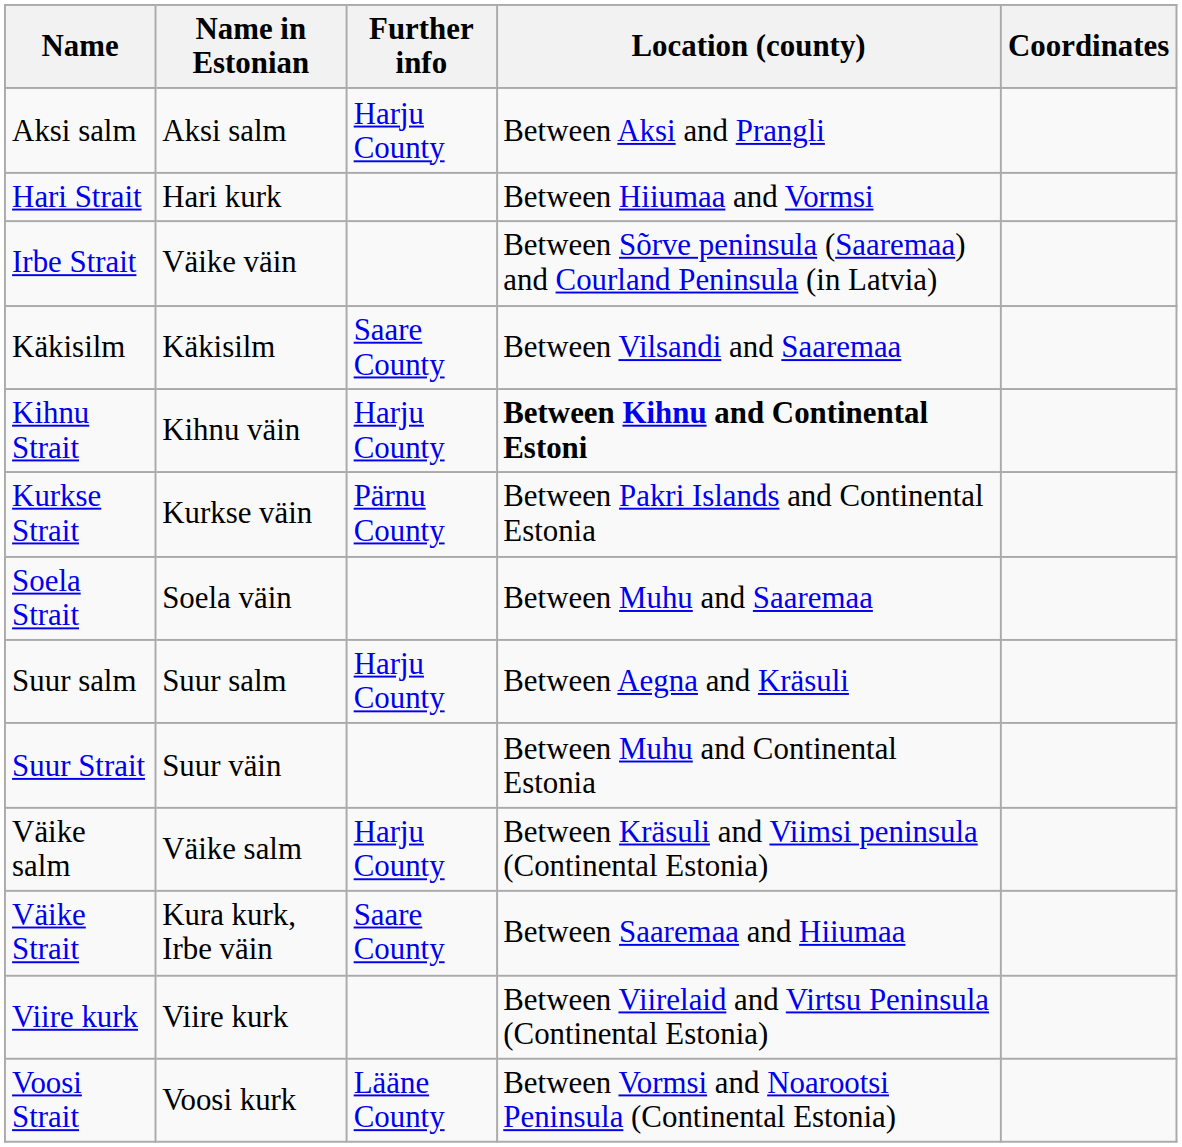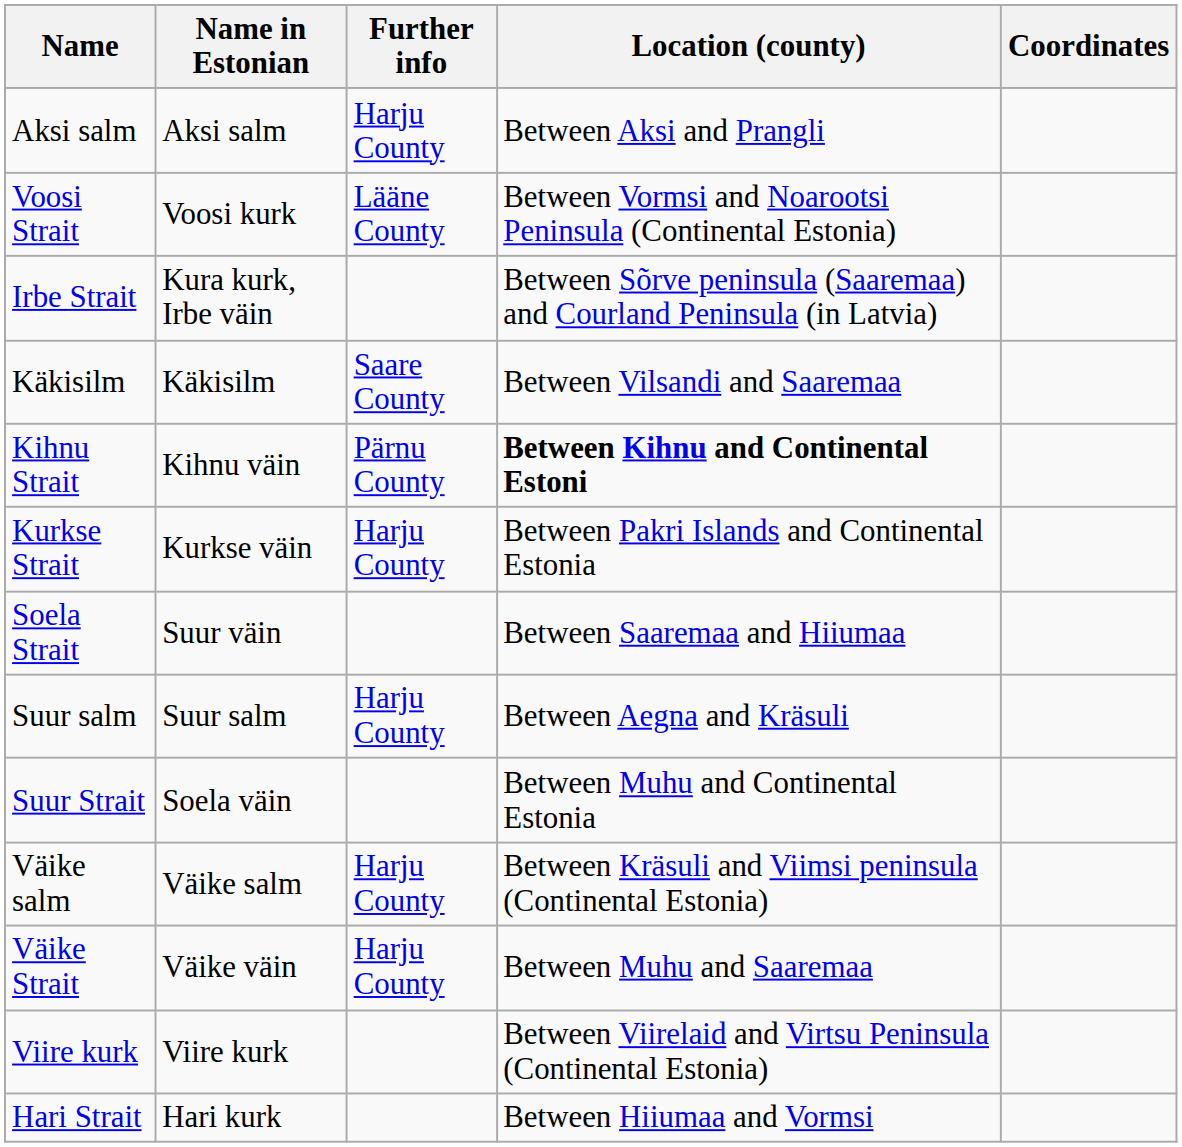rows swapped: (77, 196) <-> (47, 1099)
(229, 262) Väike väin -> (229, 297) Kura kurk, Irbe väin
(399, 430) Harju County -> (399, 464) Pärnu County
(399, 513) Pärnu County -> (399, 548) Harju County
(227, 597) Soela väin -> (222, 632) Suur väin
(688, 597) Between Muhu and Saaremaa -> (704, 632) Between Saaremaa and Hiiumaa
(222, 765) Suur väin -> (227, 799) Soela väin
(229, 932) Kura kurk, Irbe väin -> (229, 967) Väike väin
(399, 932) Saare County -> (399, 967) Harju County
(704, 932) Between Saaremaa and Hiiumaa -> (688, 967) Between Muhu and Saaremaa
